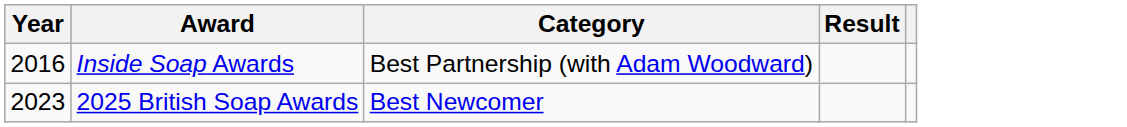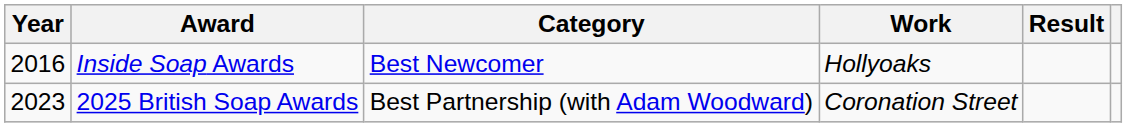+ column: (921, 24)
(591, 63) Best Partnership (with Adam Woodward) -> (457, 63) Best Newcomer
(457, 102) Best Newcomer -> (591, 102) Best Partnership (with Adam Woodward)
